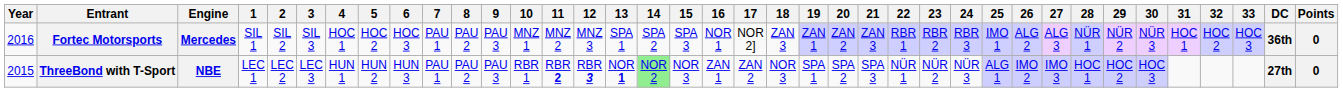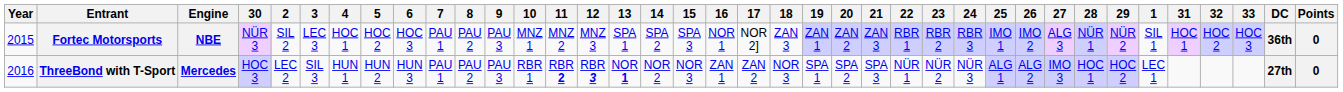columns swapped: (253, 13) <-> (1152, 13)
(21, 39) 2016 -> (21, 39) 2015
(208, 39) Mercedes -> (208, 39) NBE
(311, 39) SIL 3 -> (314, 39) LEC 3
(1027, 39) ALG 2 -> (1030, 39) IMO 2
(21, 71) 2015 -> (21, 71) 2016
(208, 71) NBE -> (208, 71) Mercedes
(311, 71) LEC 3 -> (314, 71) SIL 3
(654, 71) lightgreen background -> (657, 71) no background
(1027, 71) IMO 2 -> (1030, 71) ALG 2
